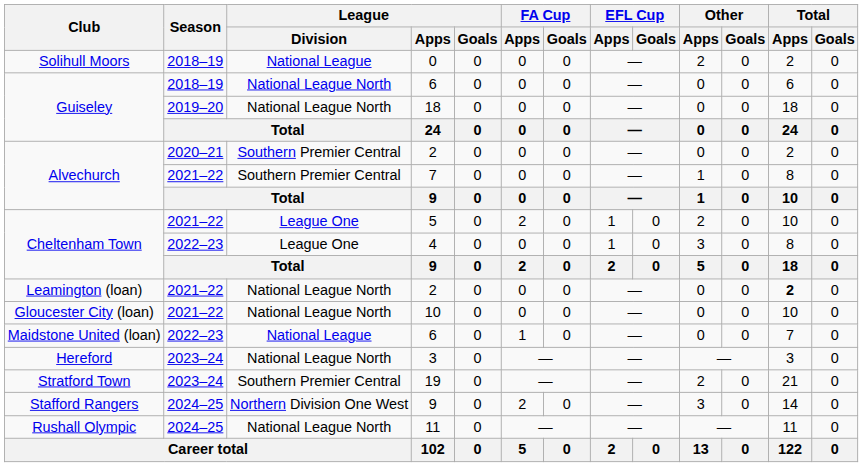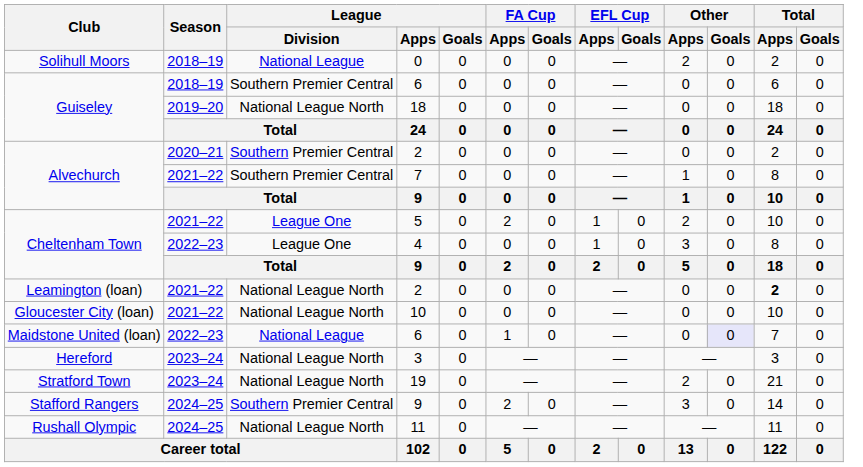(319, 84) National League North -> (312, 84) Southern Premier Central
(745, 335) no background -> (730, 335) lavender background
(319, 381) Southern Premier Central -> (312, 381) National League North
(319, 404) Northern Division One West -> (312, 404) Southern Premier Central
